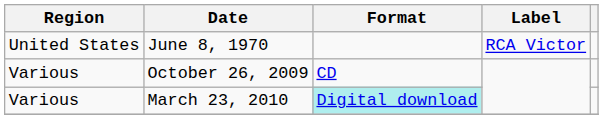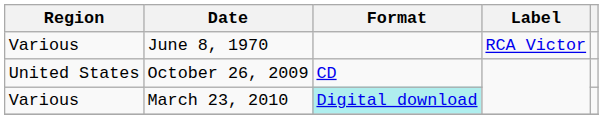(74, 46) United States -> (44, 46) Various
(44, 73) Various -> (74, 73) United States
